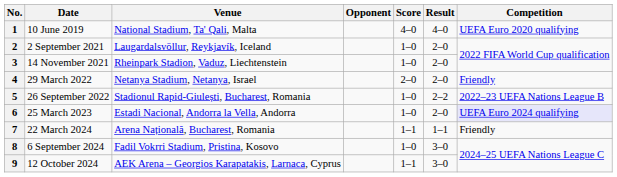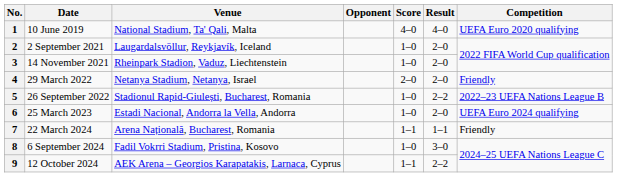(519, 113) lavender background -> (519, 113) no background
(440, 163) 3–0 -> (440, 163) 2–2
